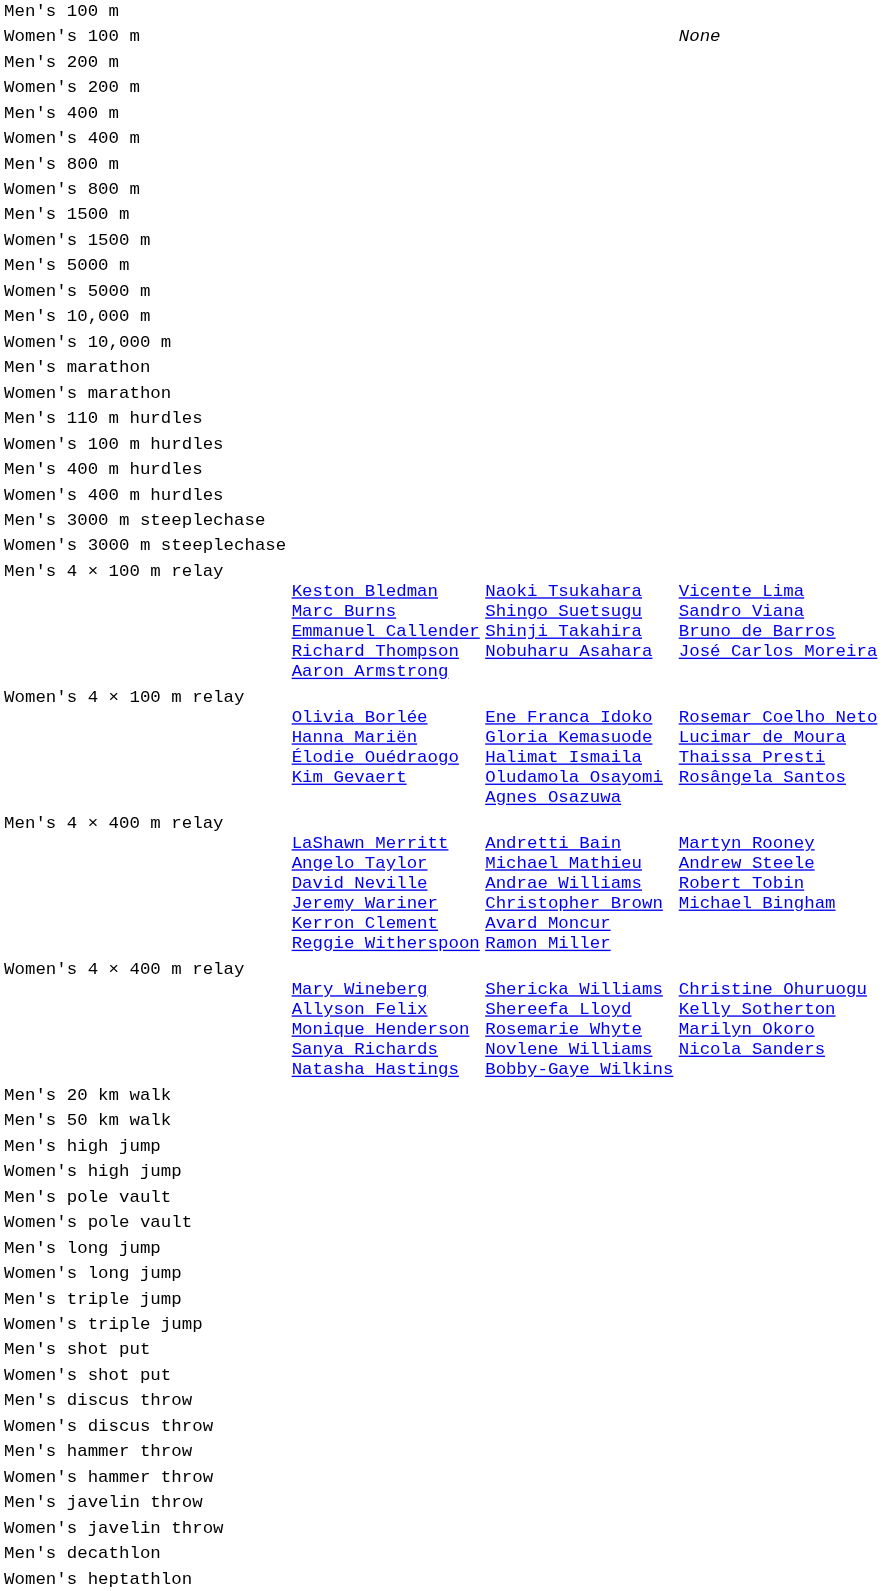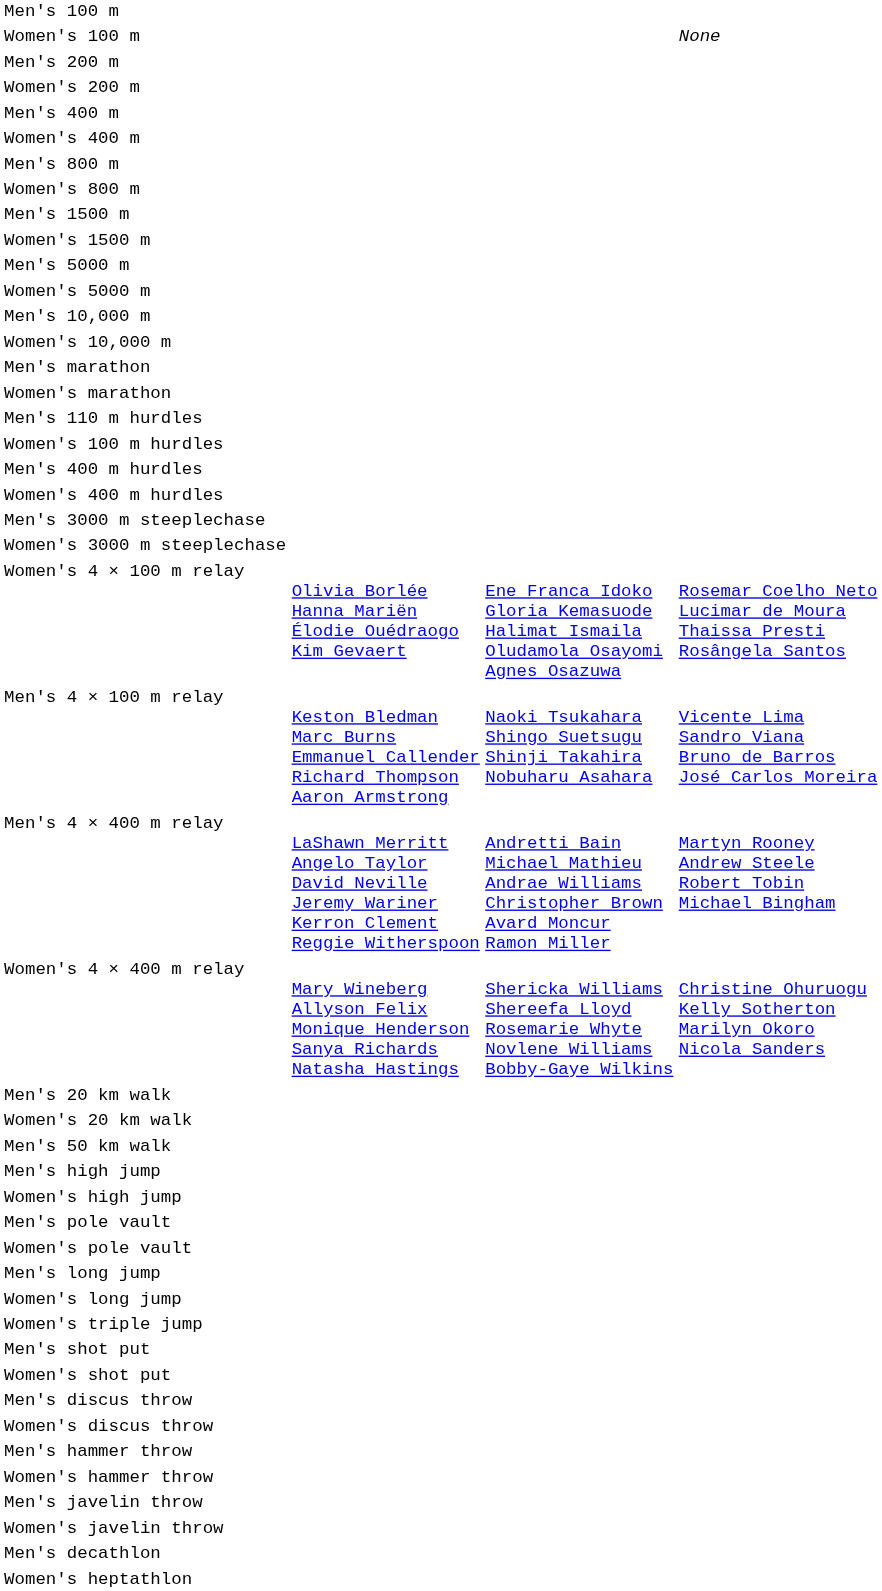rows swapped: (114, 571) <-> (124, 697)
+ row: (98, 1121)
- row: (93, 1299)
